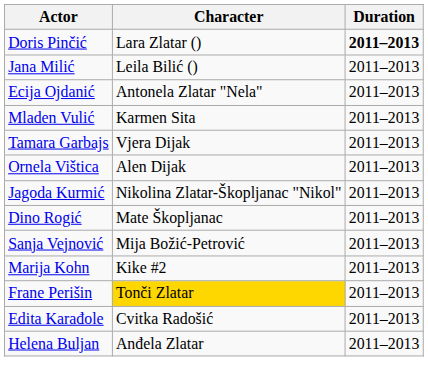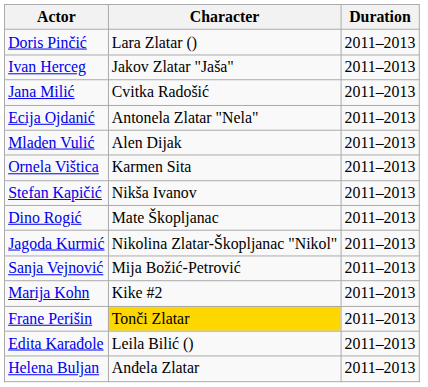(384, 42) bold -> (380, 42) normal
+ row: (47, 67)
(157, 67) Leila Bilić () -> (160, 92) Cvitka Radošić
(156, 117) Karmen Sita -> (147, 142) Alen Dijak
- row: (58, 142)
(151, 167) Alen Dijak -> (152, 167) Karmen Sita
+ row: (55, 192)
rows swapped: (56, 192) <-> (45, 218)
(165, 318) Cvitka Radošić -> (153, 343) Leila Bilić ()
